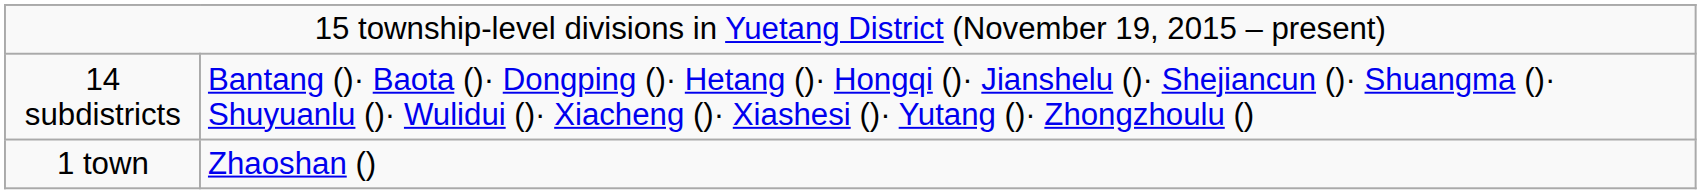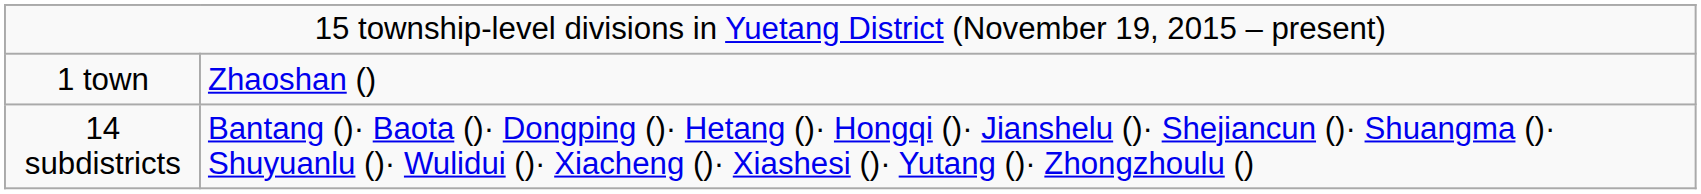rows swapped: (103, 96) <-> (103, 163)
